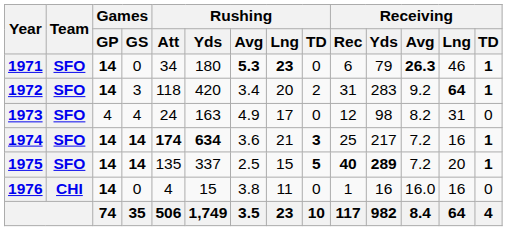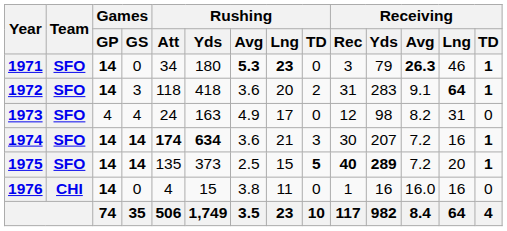(348, 66) 6 -> (348, 66) 3
(208, 90) 420 -> (208, 90) 418
(249, 90) 3.4 -> (249, 90) 3.6
(420, 90) 9.2 -> (420, 90) 9.1
(316, 139) bold -> (316, 139) normal
(348, 139) 25 -> (348, 139) 30
(384, 139) 217 -> (384, 139) 207
(208, 164) 337 -> (208, 164) 373
